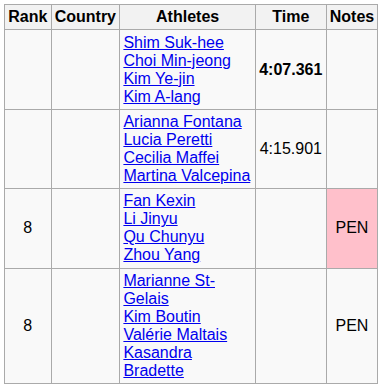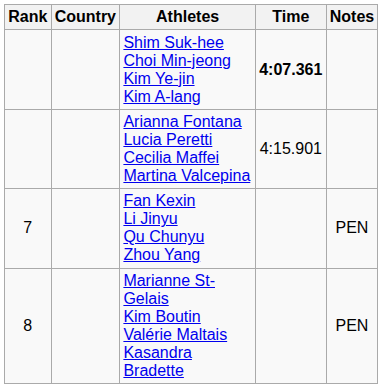(28, 228) 8 -> (28, 228) 7
(352, 228) pink background -> (352, 228) no background
